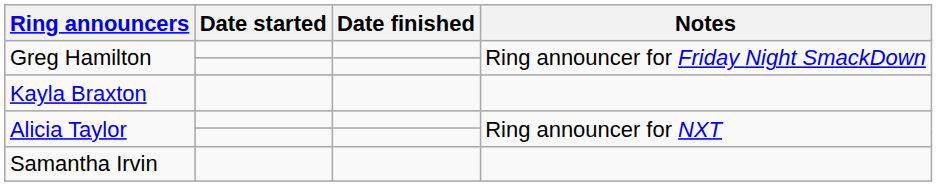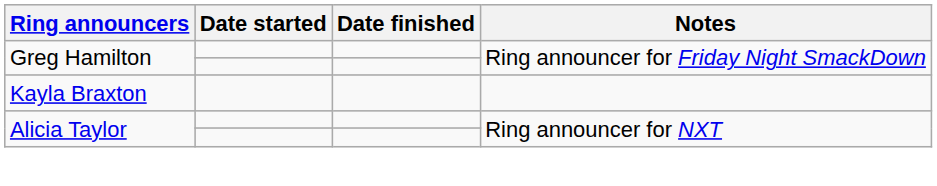- row: (84, 164)
